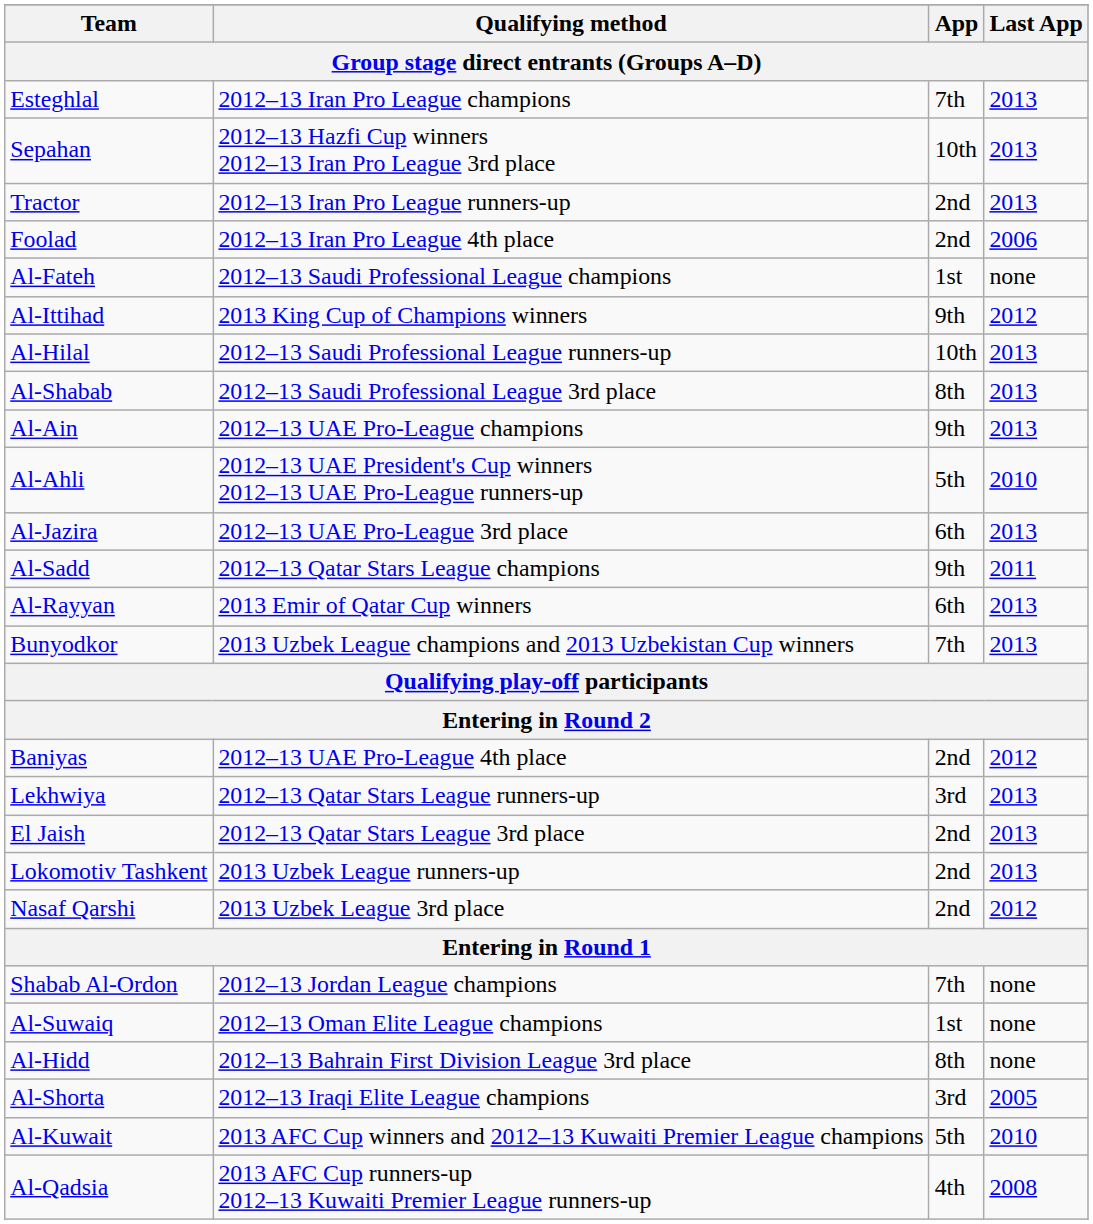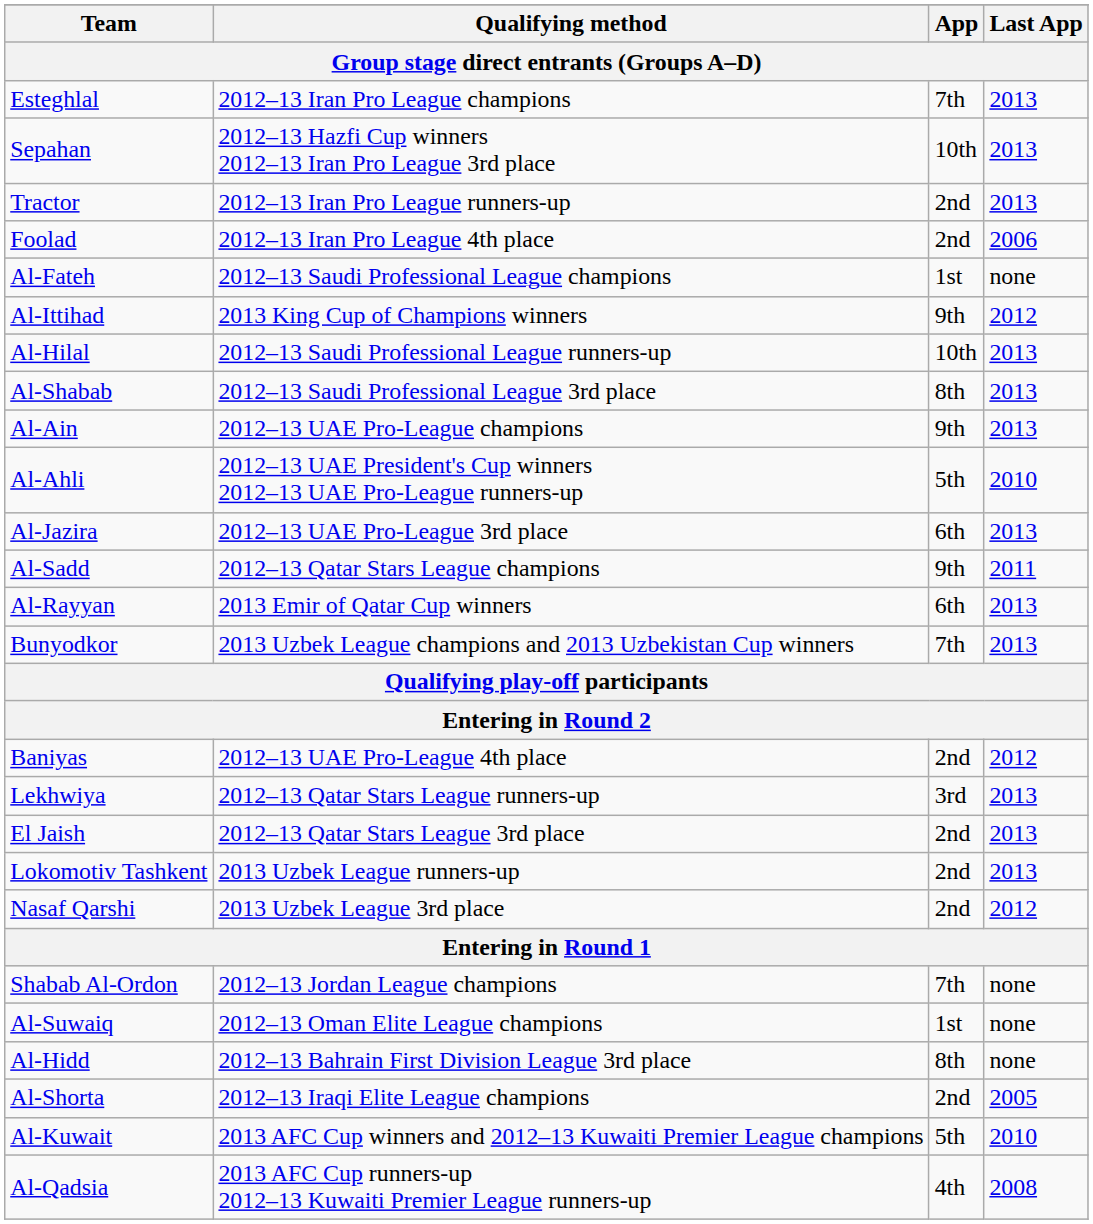(951, 1097) 3rd -> (953, 1097) 2nd
